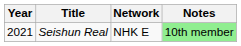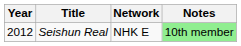(20, 32) 2021 -> (20, 32) 2012
